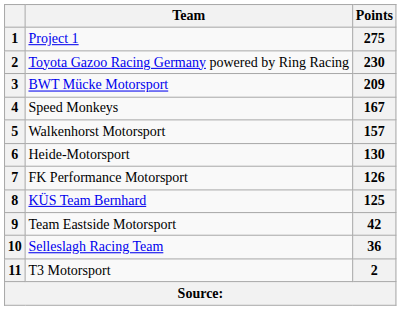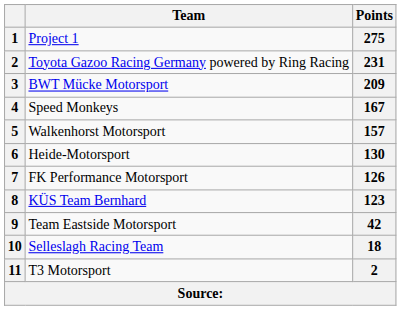(374, 61) 230 -> (374, 61) 231
(374, 200) 125 -> (374, 200) 123
(374, 246) 36 -> (374, 246) 18
